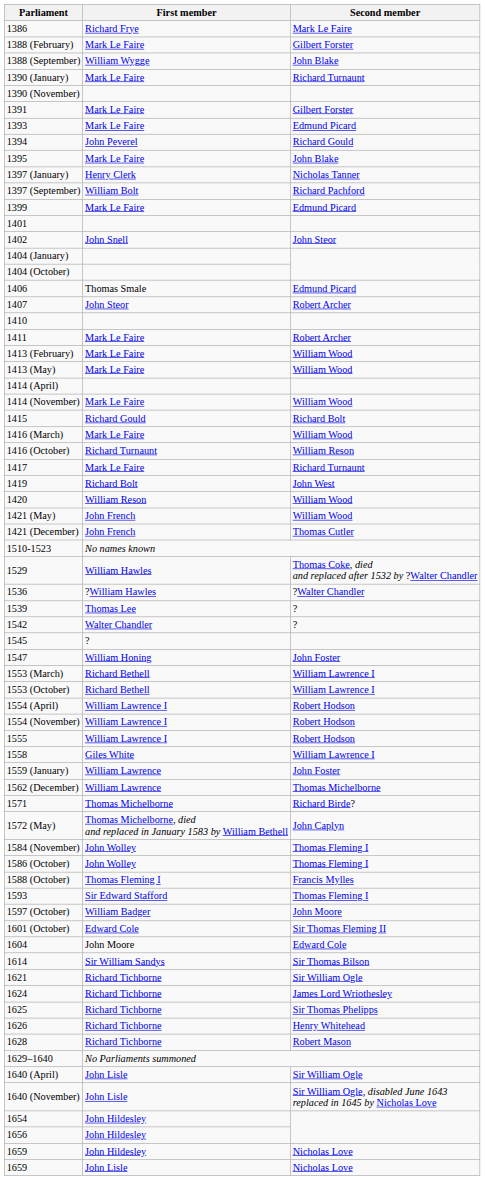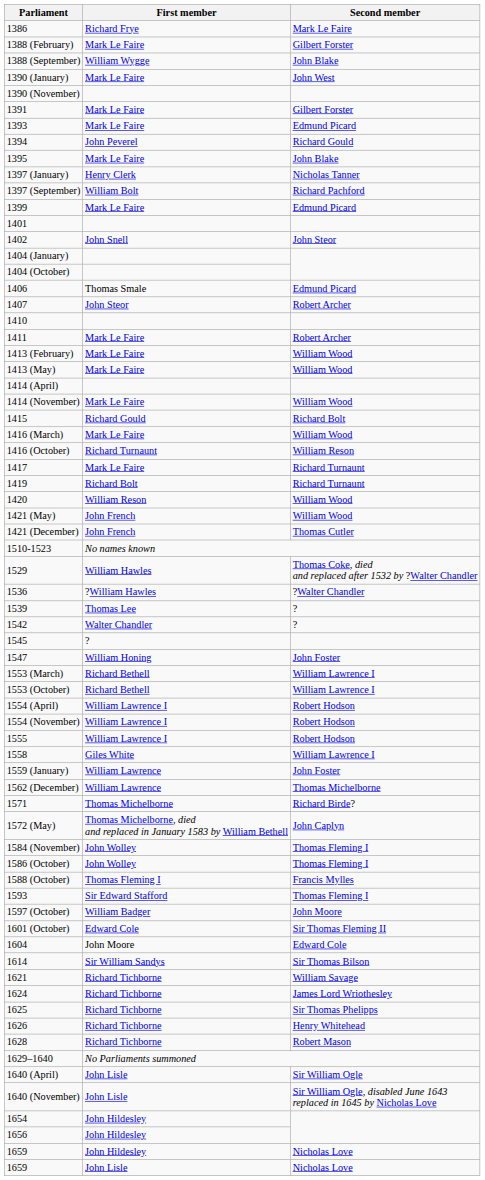(329, 77) Richard Turnaunt -> (314, 77) John West
(314, 483) John West -> (329, 483) Richard Turnaunt
(328, 977) Sir William Ogle -> (325, 977) William Savage
